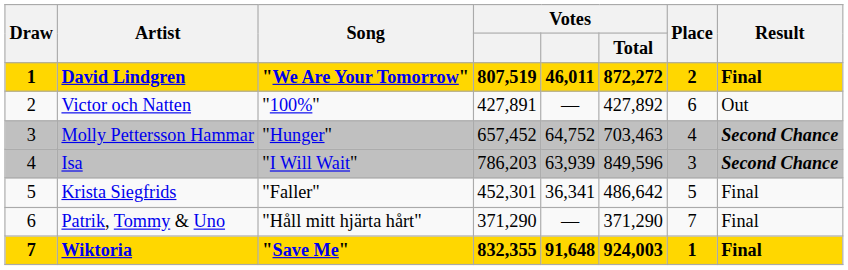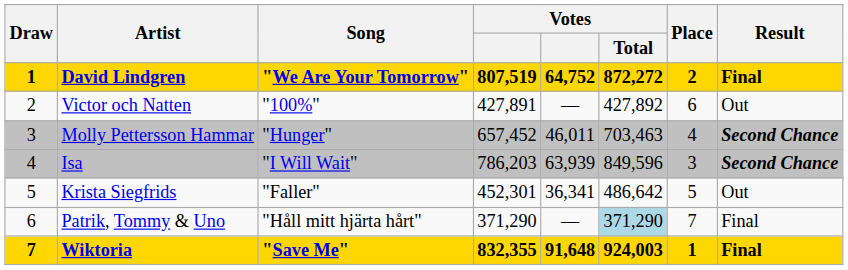(570, 76) 46,011 -> (570, 76) 64,752
(570, 134) 64,752 -> (570, 134) 46,011
(740, 192) Final -> (735, 192) Out
(633, 221) no background -> (633, 221) lightblue background
